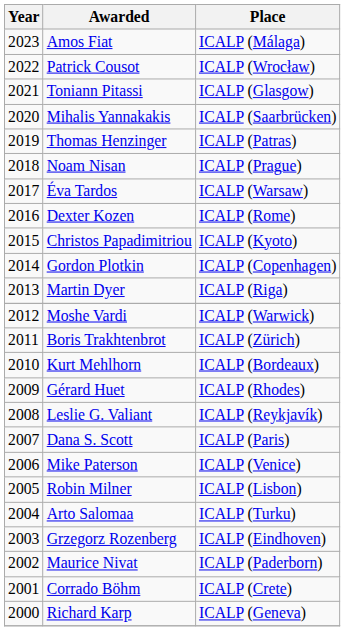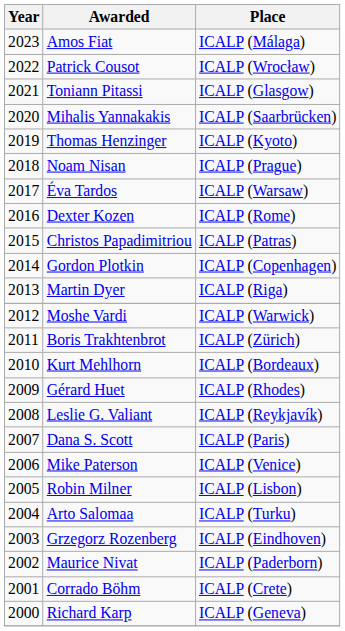(248, 141) ICALP (Patras) -> (248, 141) ICALP (Kyoto)
(248, 240) ICALP (Kyoto) -> (248, 240) ICALP (Patras)
